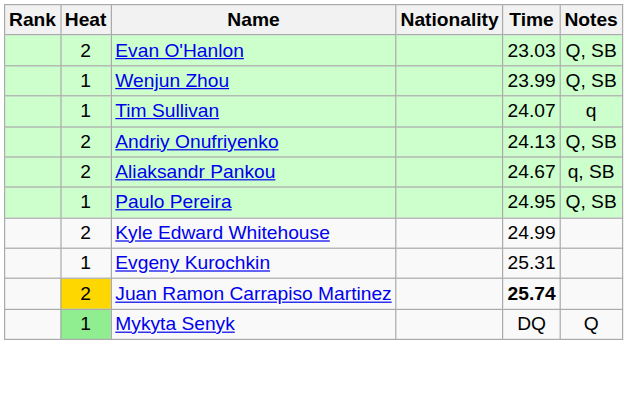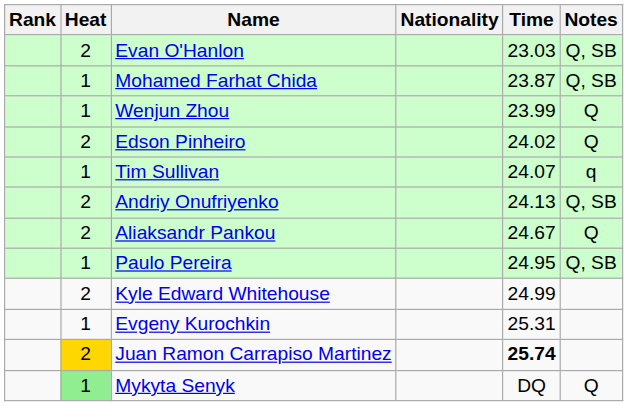+ row: (216, 80)
(591, 80) Q, SB -> (591, 111) Q
+ row: (180, 141)
(591, 171) q, SB -> (591, 232) Q
